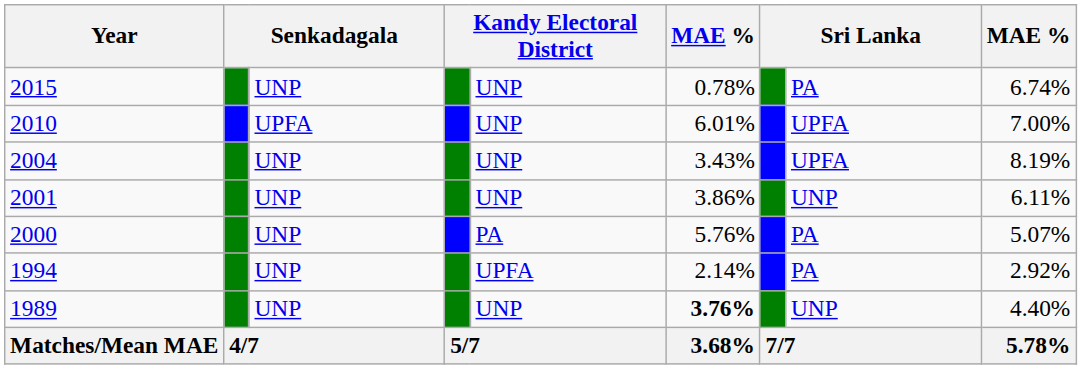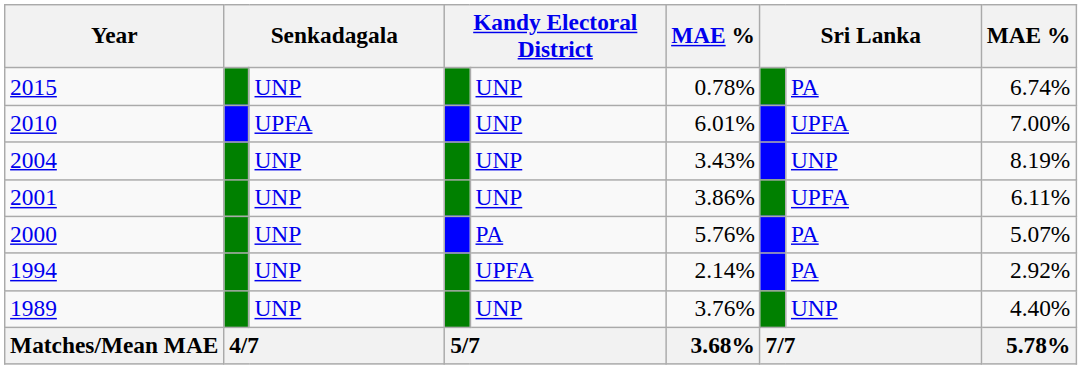(820, 160) UPFA -> (814, 160) UNP
(814, 197) UNP -> (820, 197) UPFA
(723, 308) bold -> (725, 308) normal
